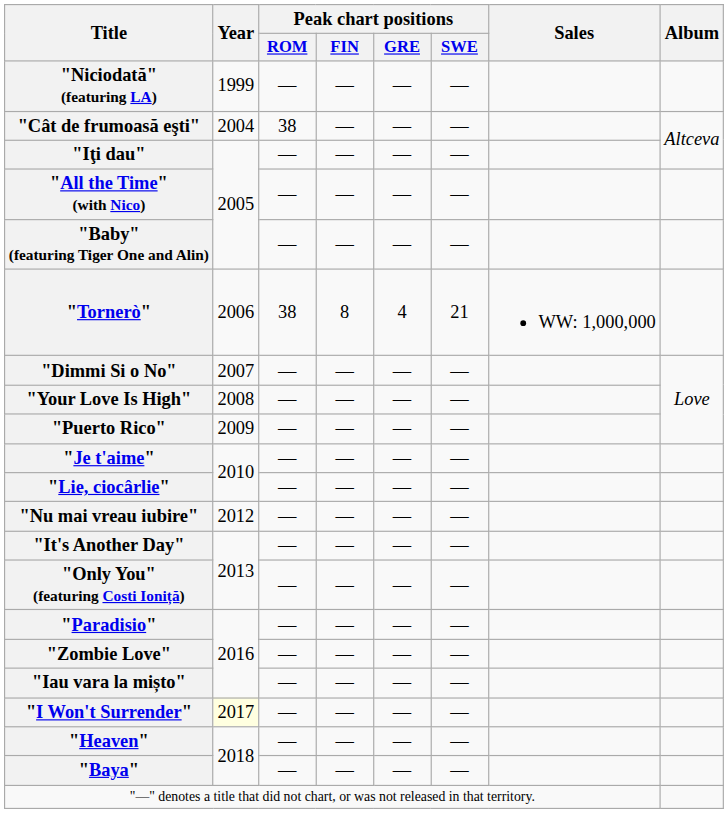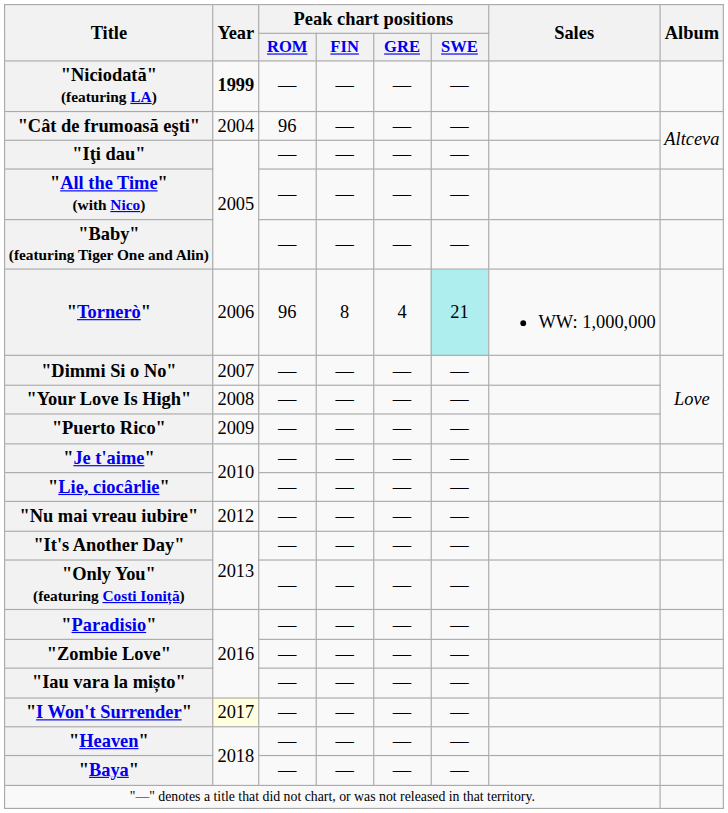(236, 85) normal -> (236, 85) bold
(287, 125) 38 -> (287, 125) 96
(287, 312) 38 -> (287, 312) 96
(459, 312) no background -> (459, 312) paleturquoise background
